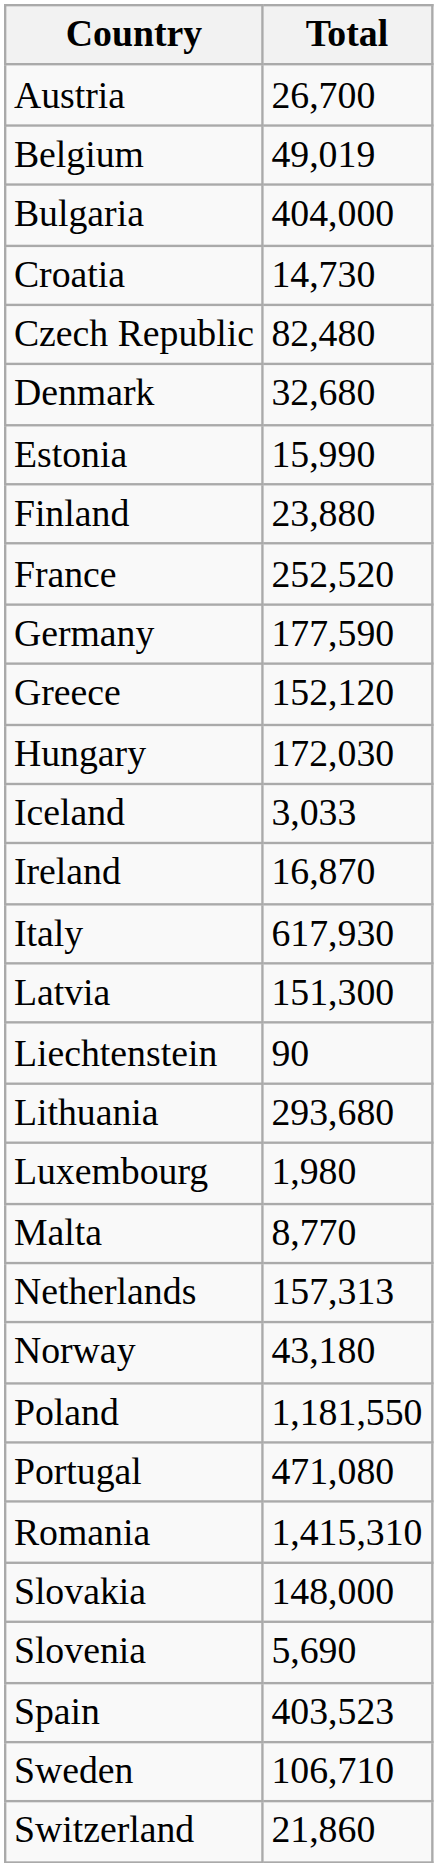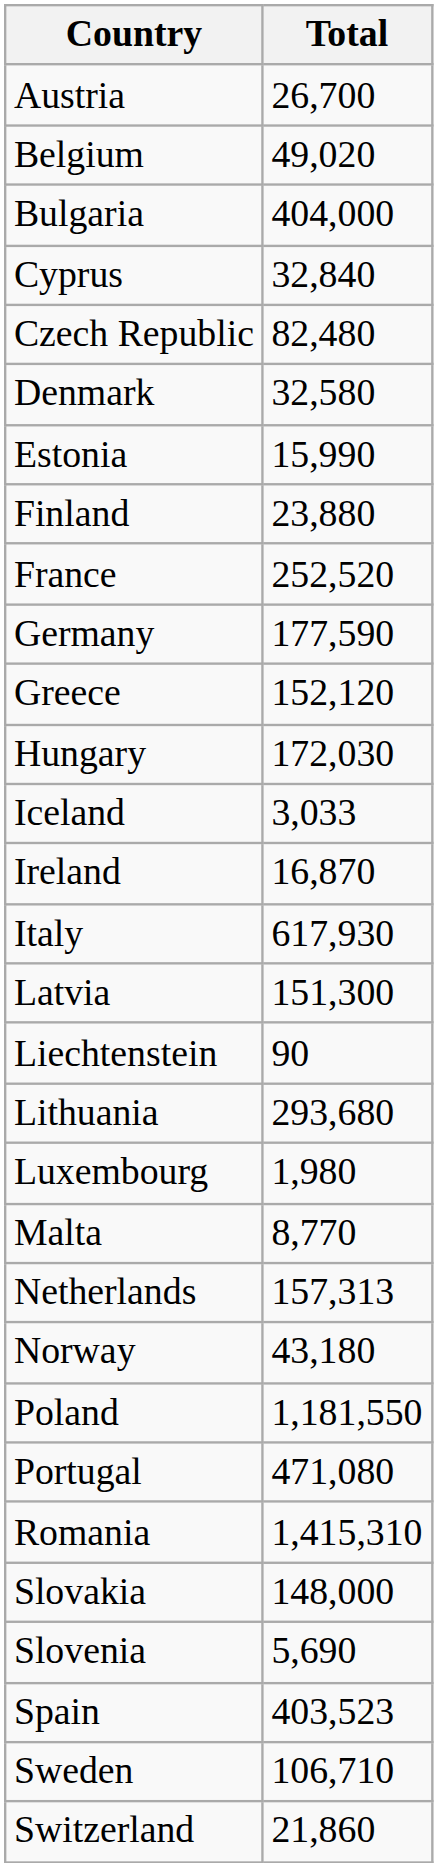(323, 154) 49,019 -> (323, 154) 49,020
- row: (69, 273)
+ row: (68, 273)
(323, 393) 32,680 -> (323, 393) 32,580
